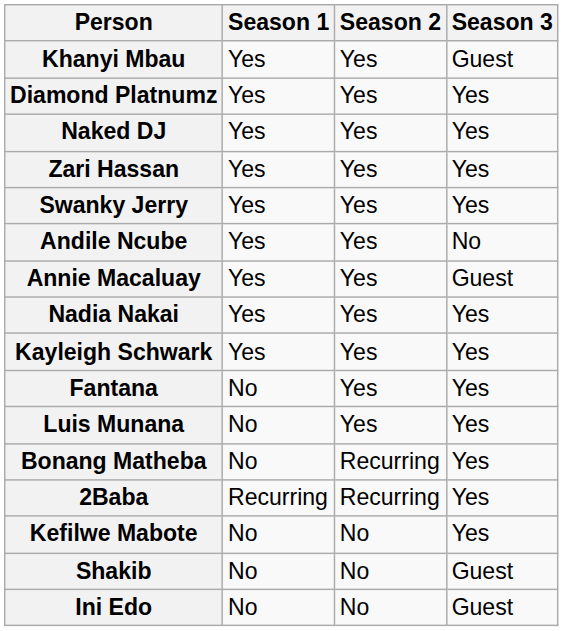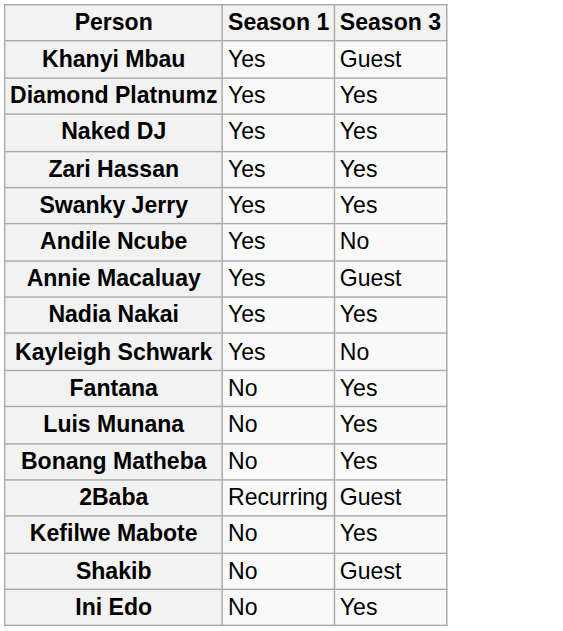- column: (390, 22)
(470, 351) Yes -> (355, 351) No
(470, 497) Yes -> (371, 497) Guest
(482, 607) Guest -> (359, 607) Yes
